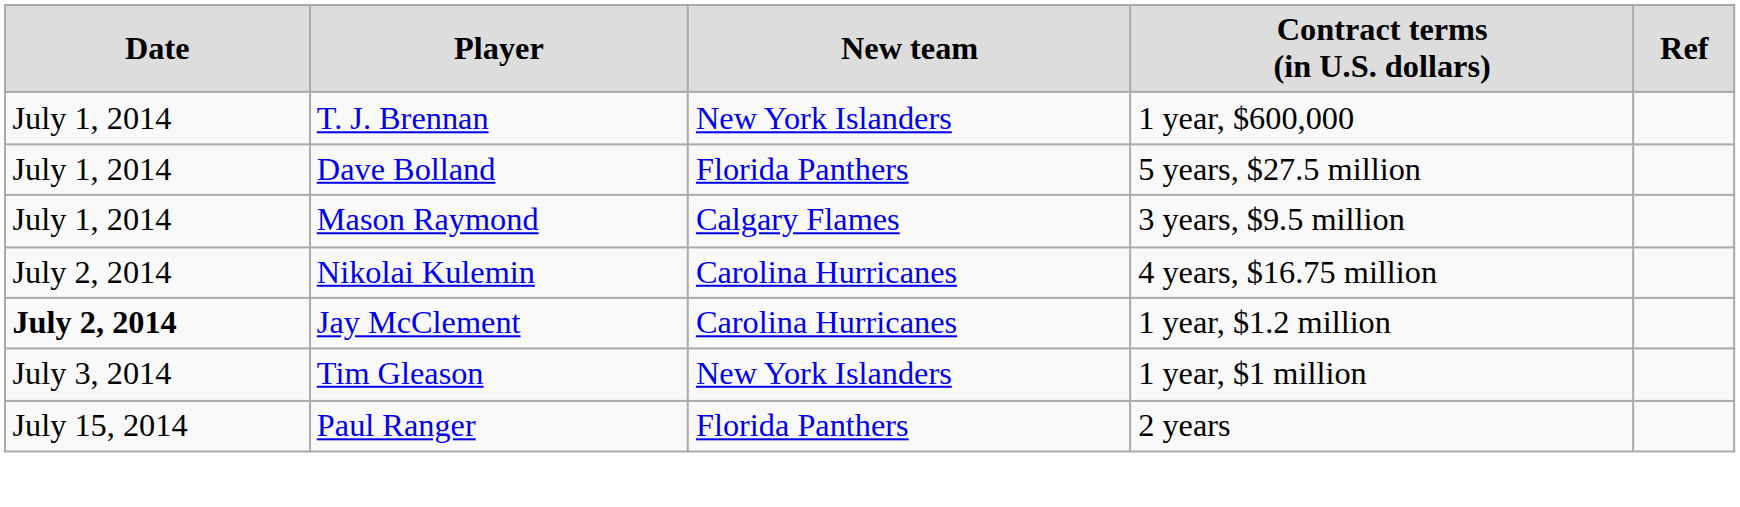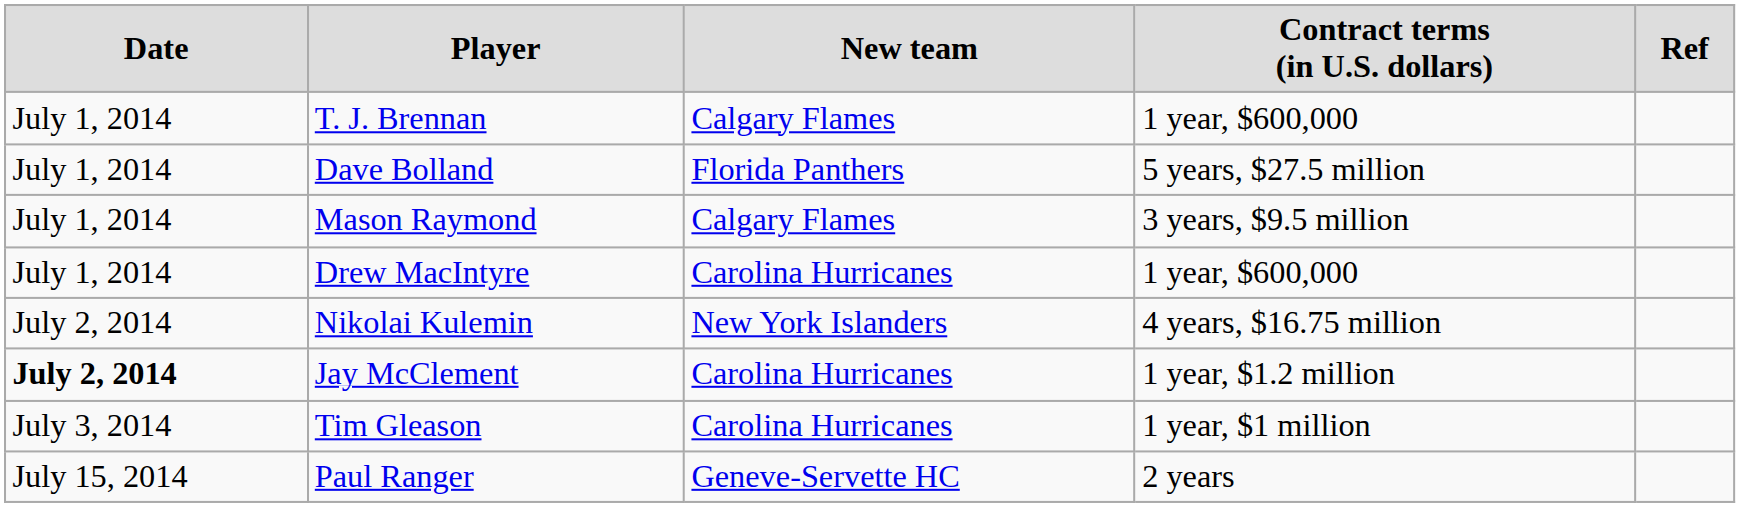(824, 117) New York Islanders -> (793, 117) Calgary Flames
+ row: (422, 271)
(827, 271) Carolina Hurricanes -> (819, 322) New York Islanders
(824, 374) New York Islanders -> (822, 425) Carolina Hurricanes
(802, 425) Florida Panthers -> (826, 476) Geneve-Servette HC
